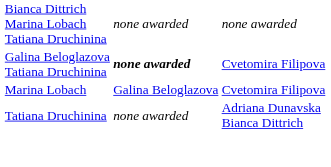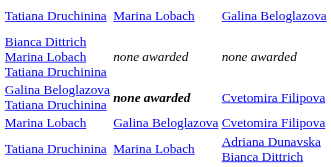+ row: (56, 16)
(151, 115) none awarded -> (154, 148) Marina Lobach
